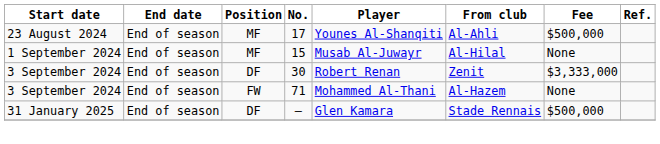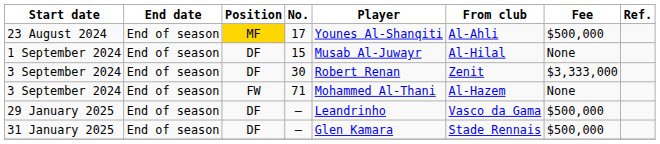(254, 33) no background -> (254, 33) gold background
(254, 53) MF -> (254, 53) DF
+ row: (61, 110)
